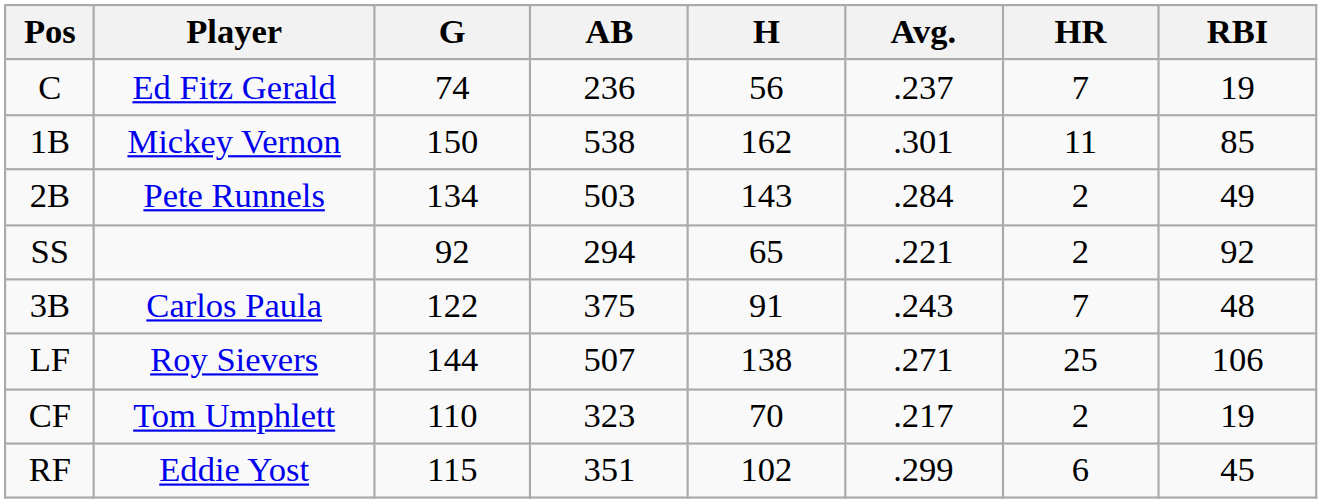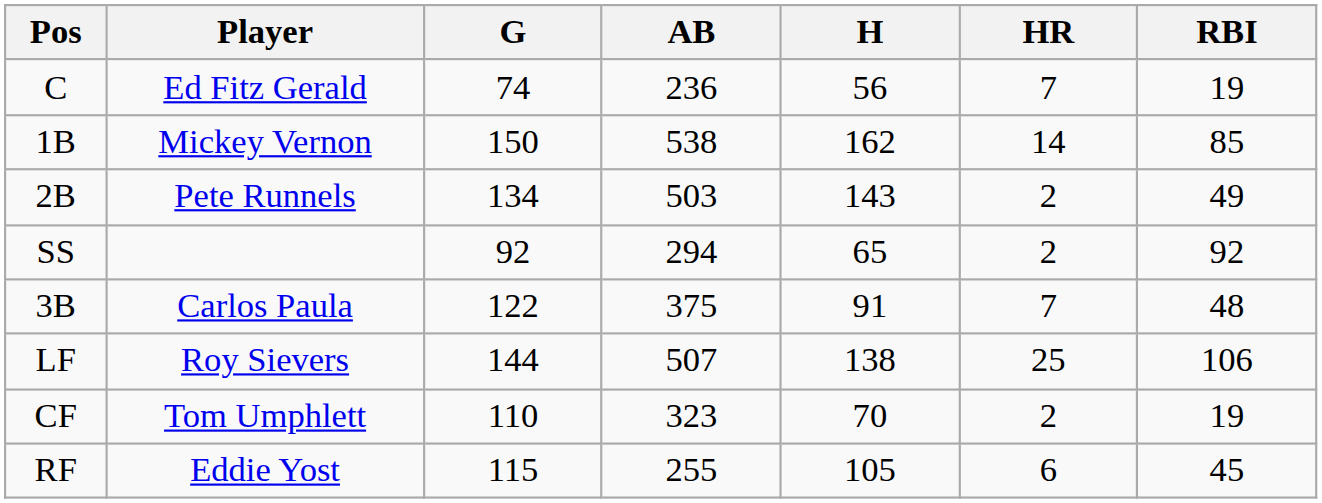- column: (923, 31)
(1080, 141) 11 -> (1048, 141) 14
(609, 470) 351 -> (691, 470) 255
(766, 470) 102 -> (870, 470) 105
